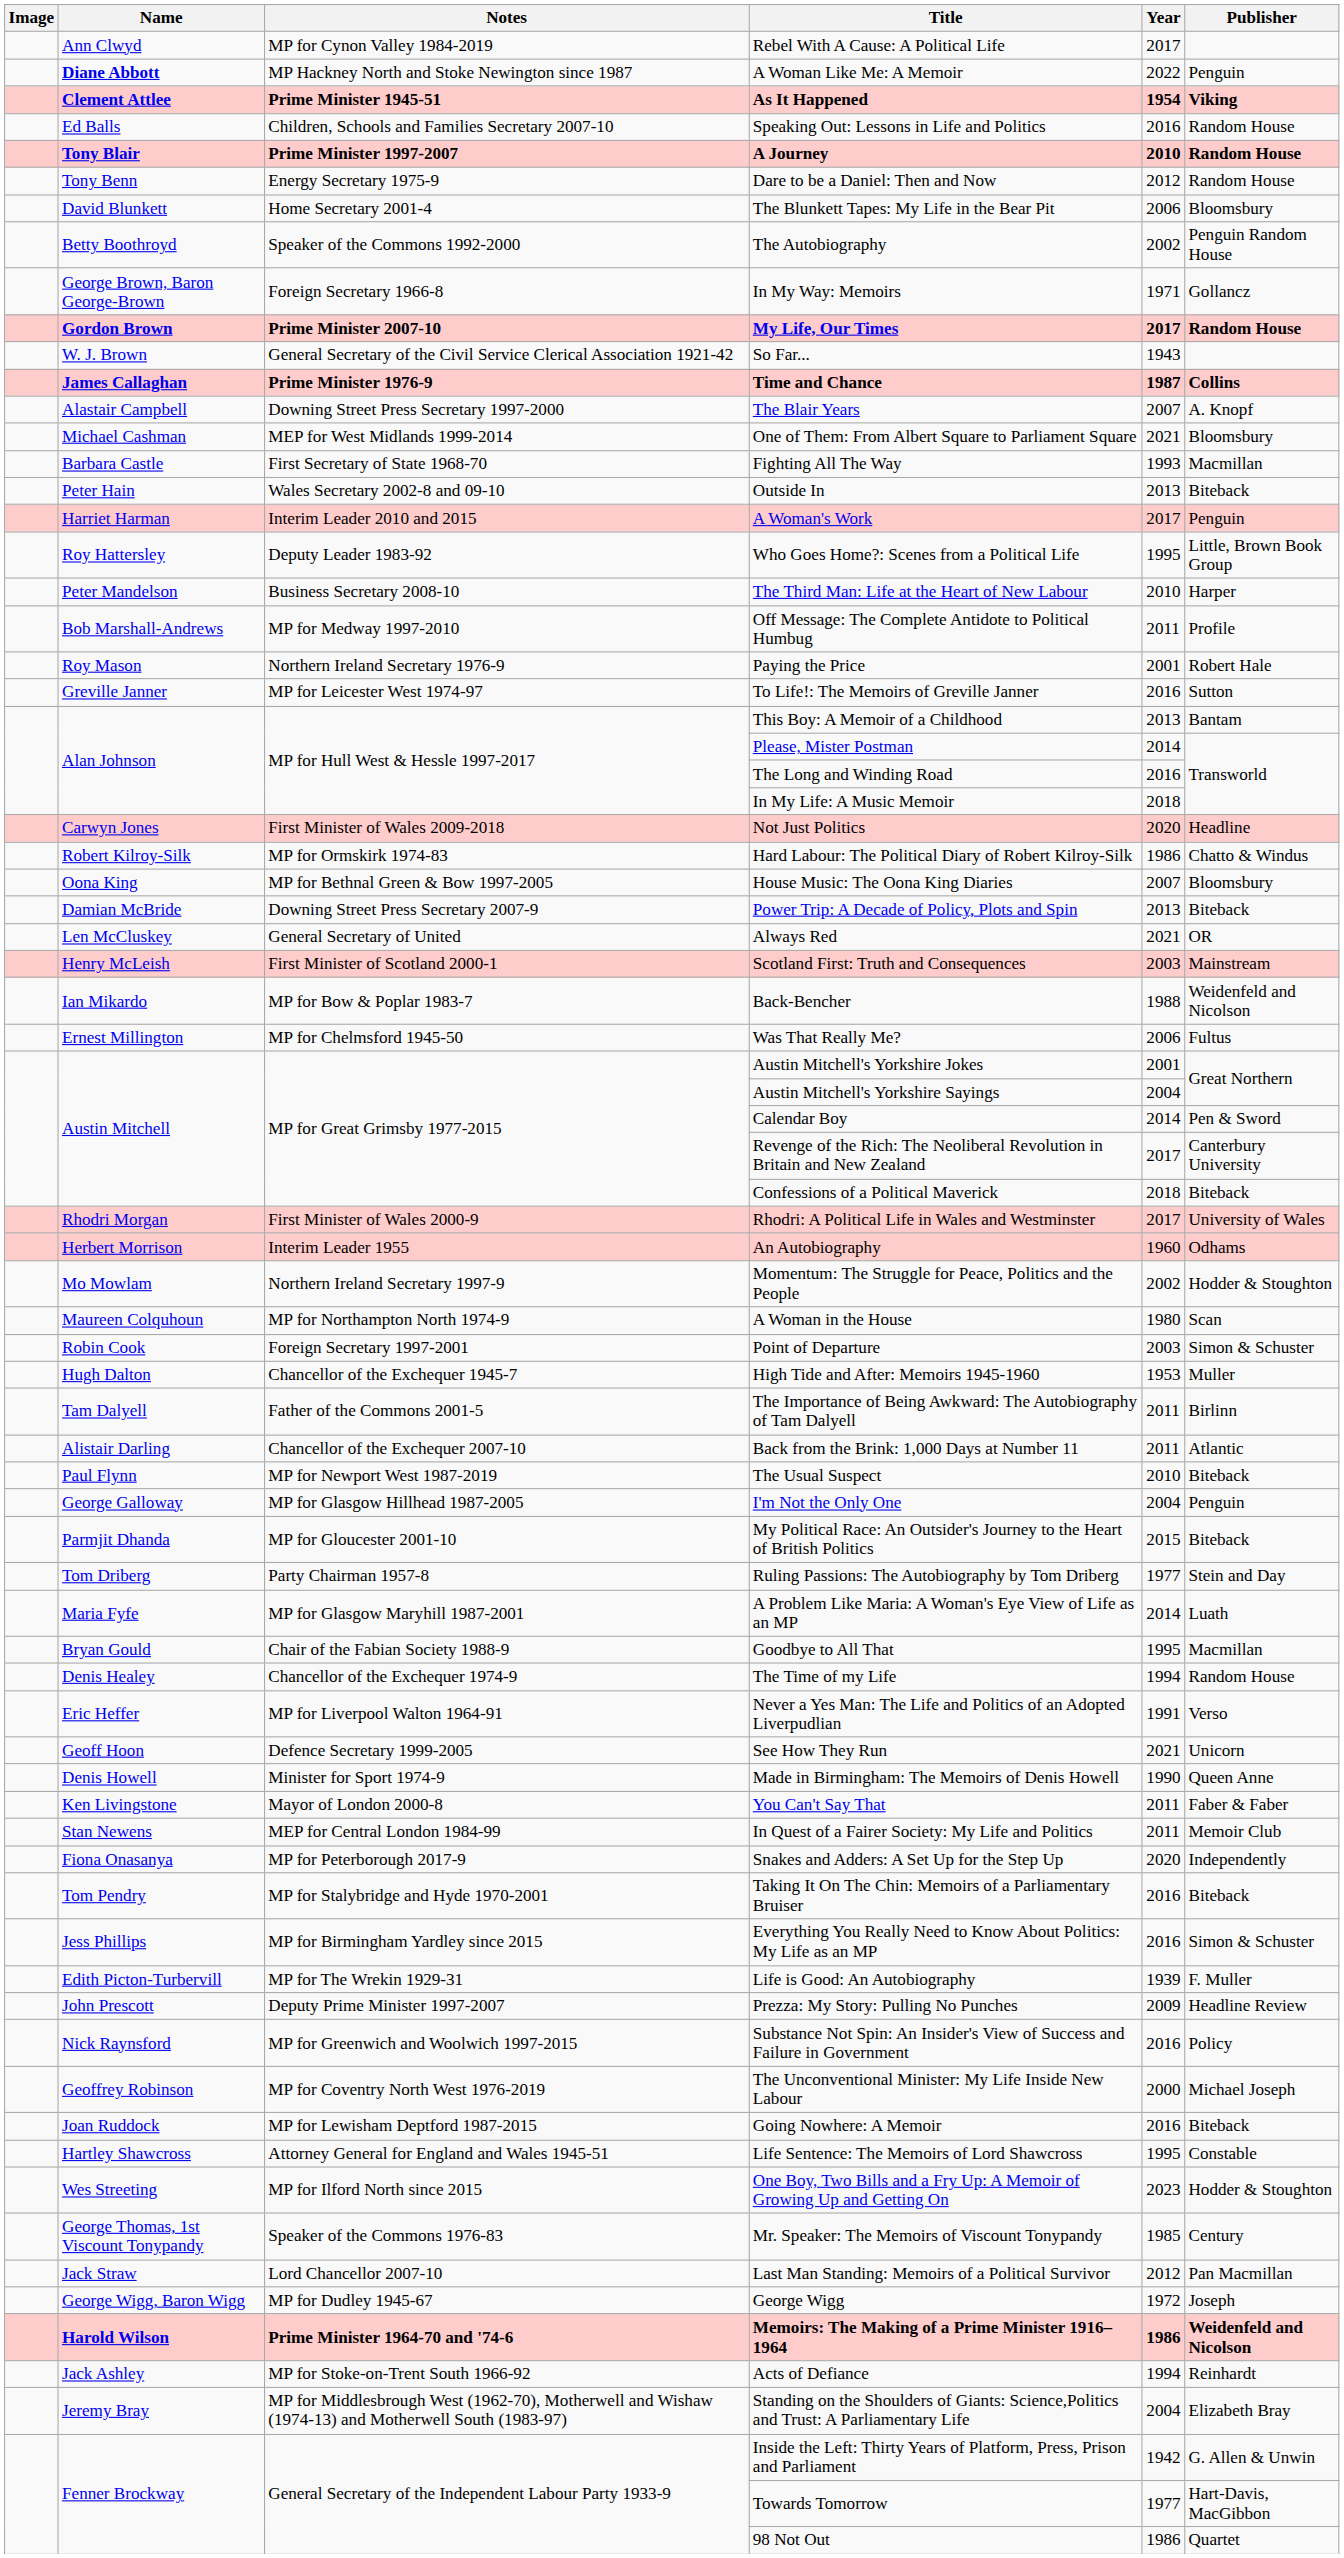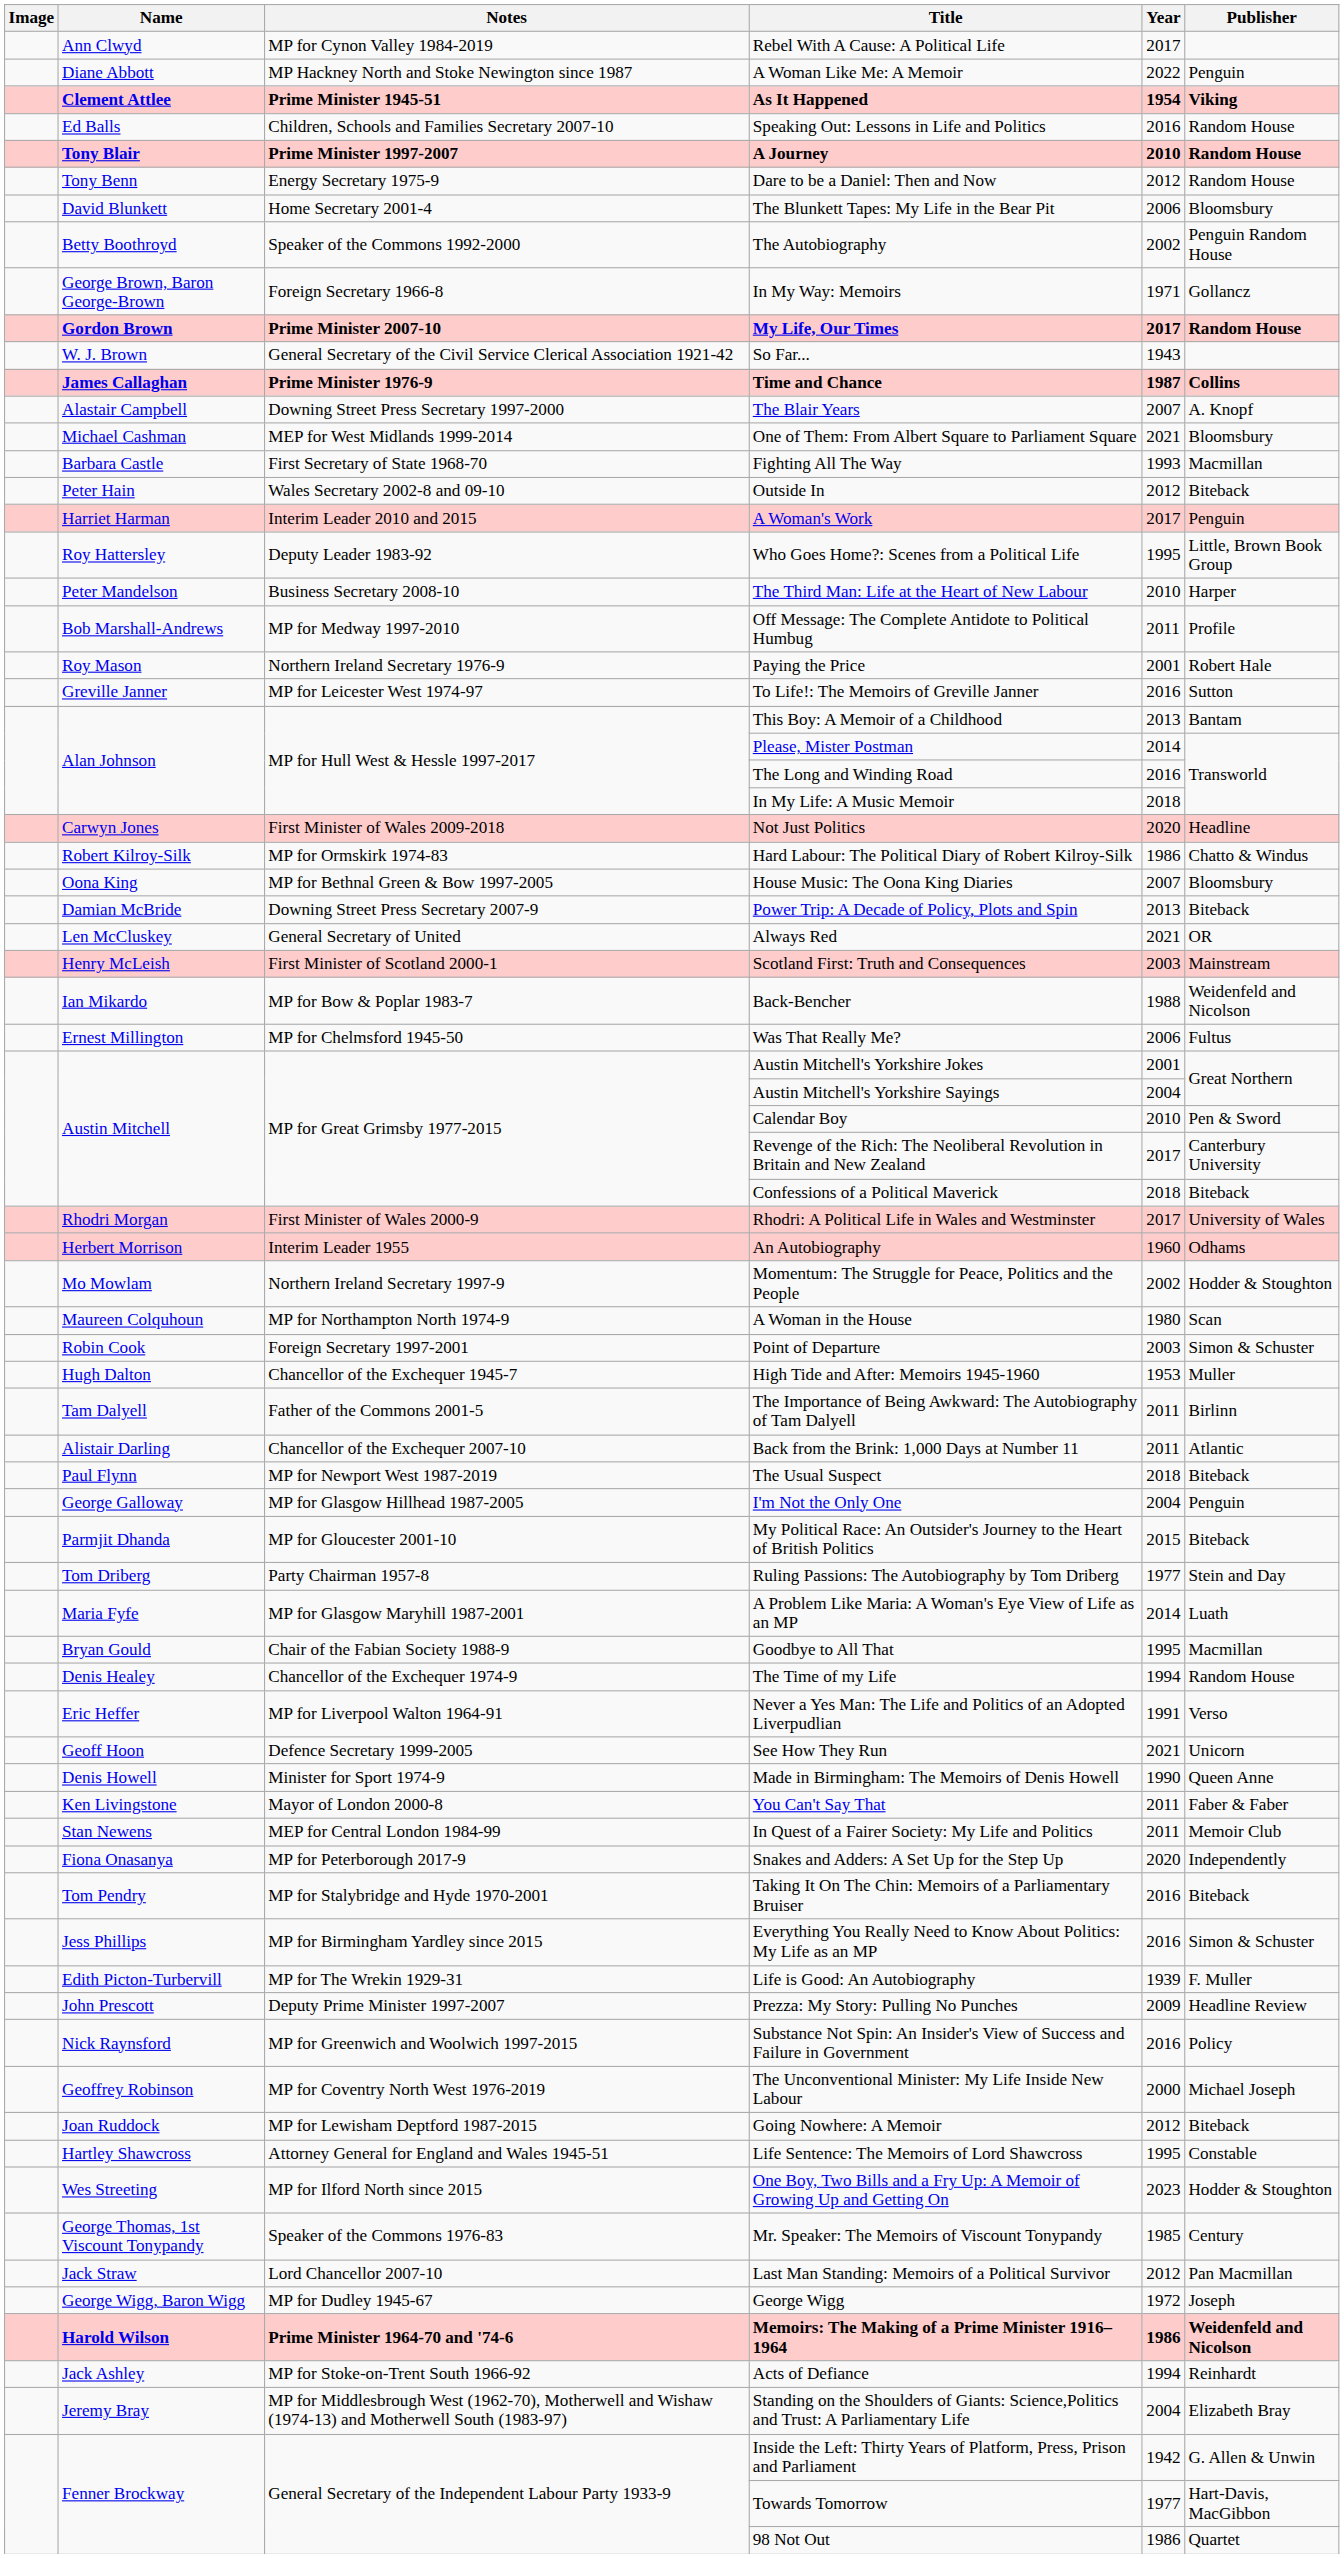(111, 72) bold -> (108, 72) normal
(1163, 491) 2013 -> (1163, 491) 2012
(1163, 1118) 2014 -> (1163, 1118) 2010
(1163, 1475) 2010 -> (1163, 1475) 2018
(1163, 2126) 2016 -> (1163, 2126) 2012
